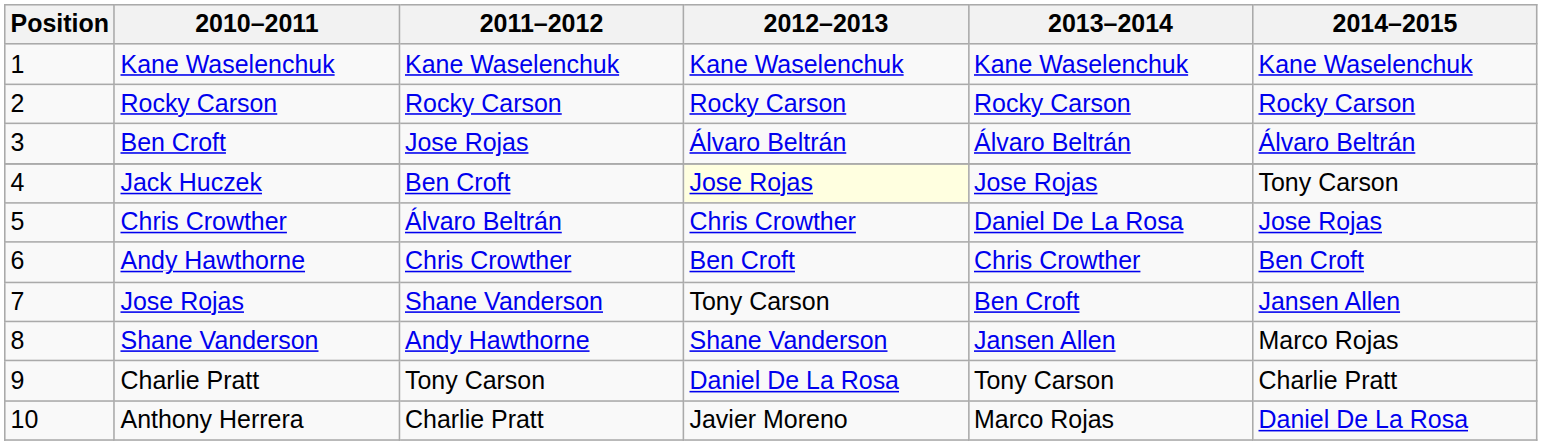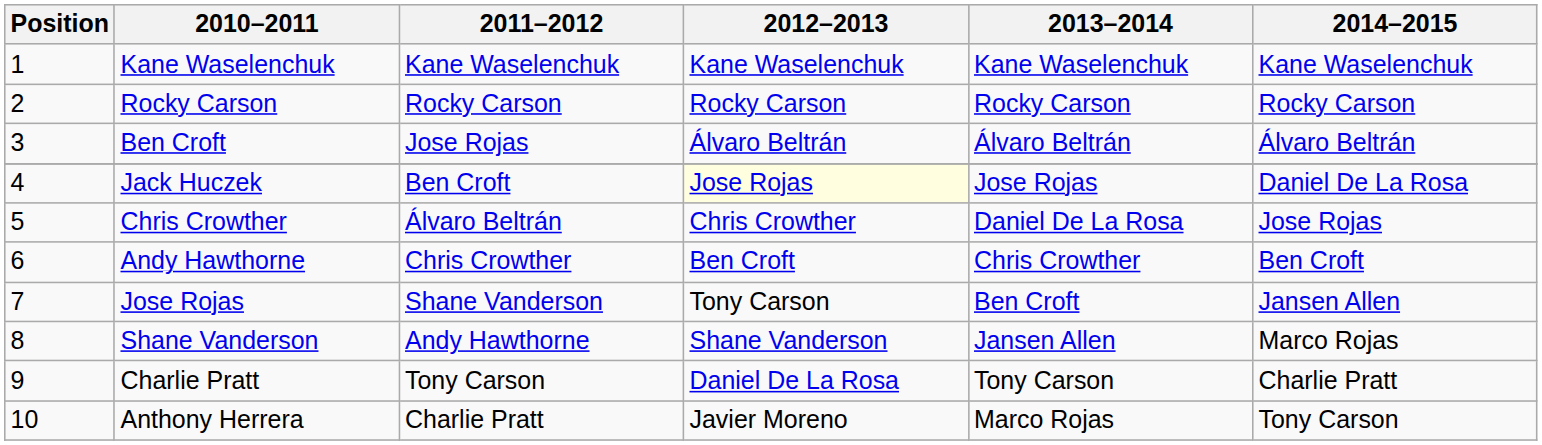(1329, 182) Tony Carson -> (1363, 182) Daniel De La Rosa
(1363, 420) Daniel De La Rosa -> (1329, 420) Tony Carson
